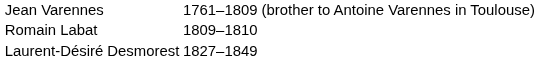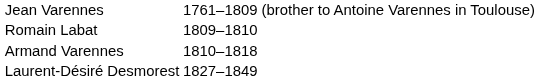+ row: (64, 51)
